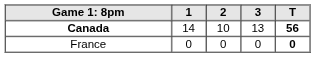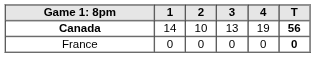+ column: (263, 12)
